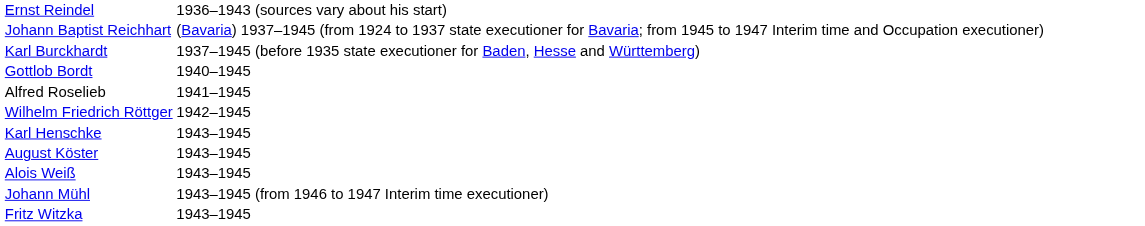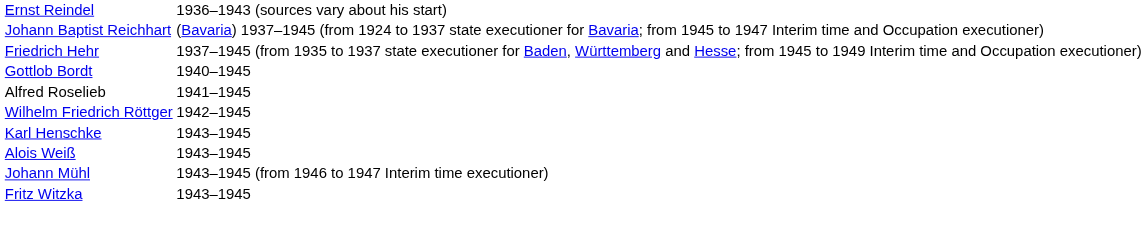+ row: (52, 51)
- row: (56, 51)
- row: (52, 153)
